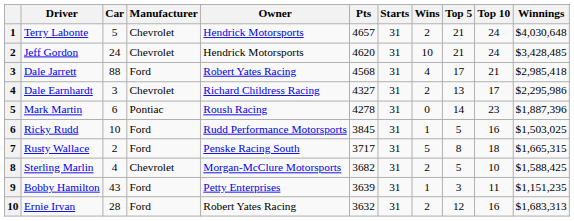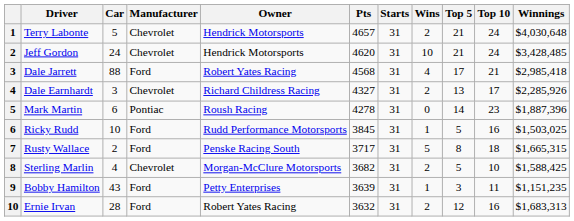(541, 91) $2,295,986 -> (541, 91) $2,285,926
